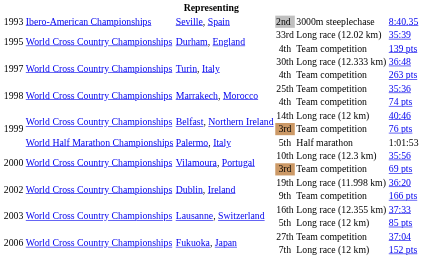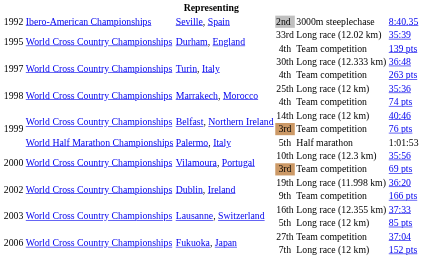(14, 21) 1993 -> (14, 21) 1992
(332, 89) Team competition -> (333, 89) Long race (12 km)
